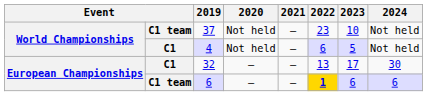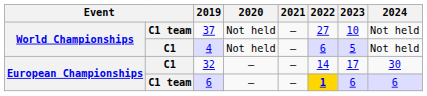(323, 30) 23 -> (323, 30) 27
(323, 65) 13 -> (323, 65) 14
